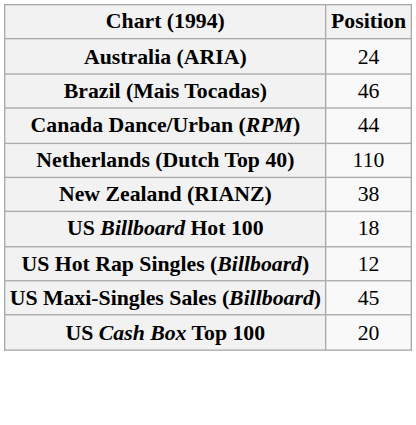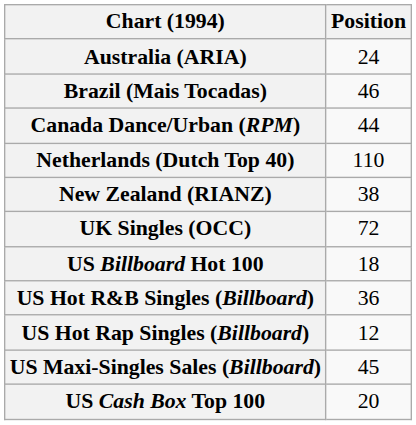+ row: (165, 228)
+ row: (165, 297)
